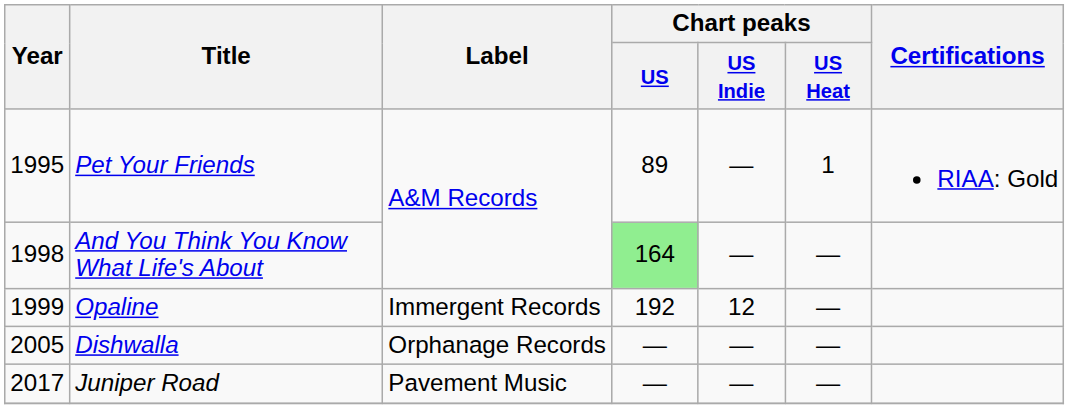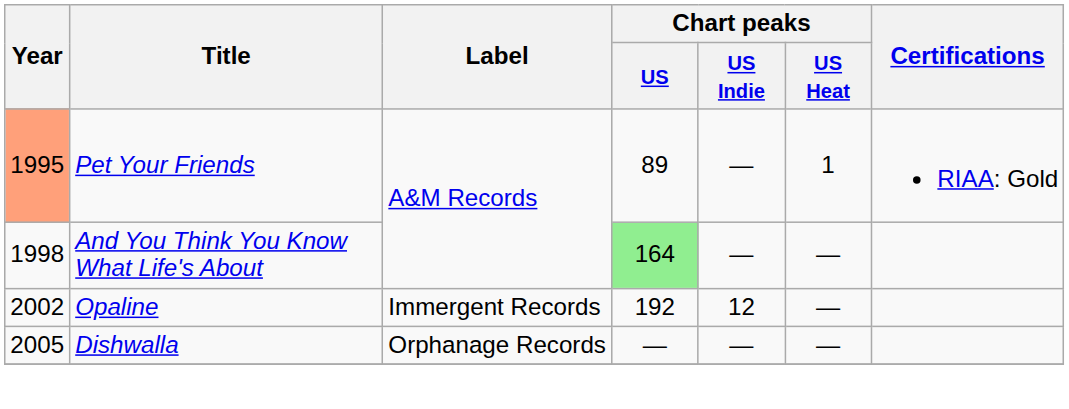(37, 165) no background -> (37, 165) lightsalmon background
(37, 306) 1999 -> (37, 306) 2002
- row: (147, 383)
